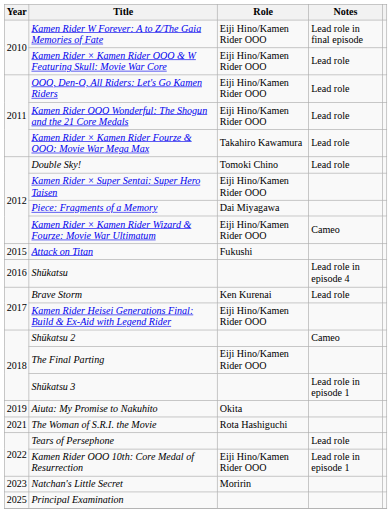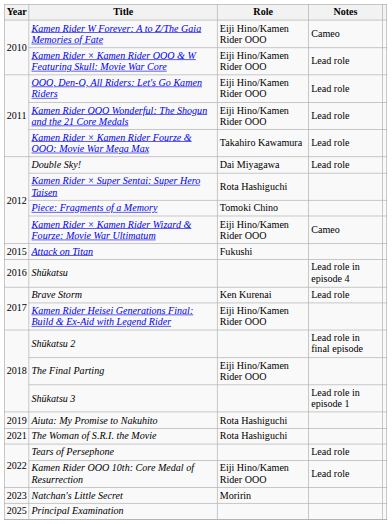(337, 34) Lead role in final episode -> (325, 34) Cameo
(249, 165) Tomoki Chino -> (250, 165) Dai Miyagawa
(254, 186) Eiji Hino/Kamen Rider OOO -> (253, 186) Rota Hashiguchi
(250, 208) Dai Miyagawa -> (249, 208) Tomoki Chino
(325, 338) Cameo -> (337, 344) Lead role in final episode
(231, 408) Okita -> (253, 420) Rota Hashiguchi
(336, 462) Lead role in episode 1 -> (330, 473) Lead role
